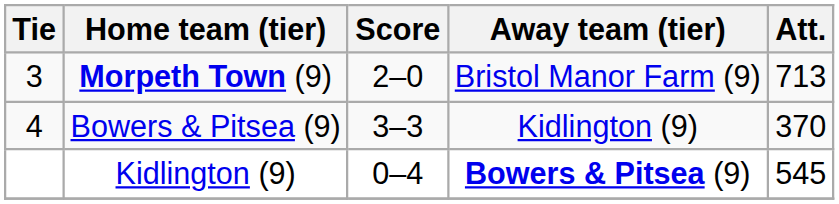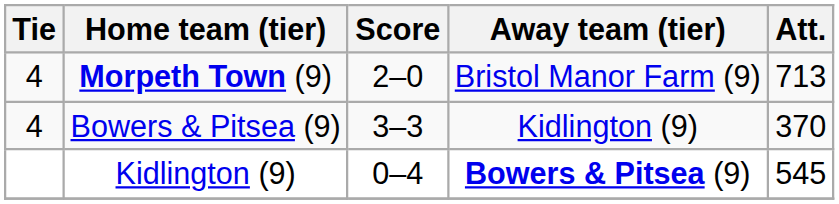(34, 77) 3 -> (34, 77) 4
